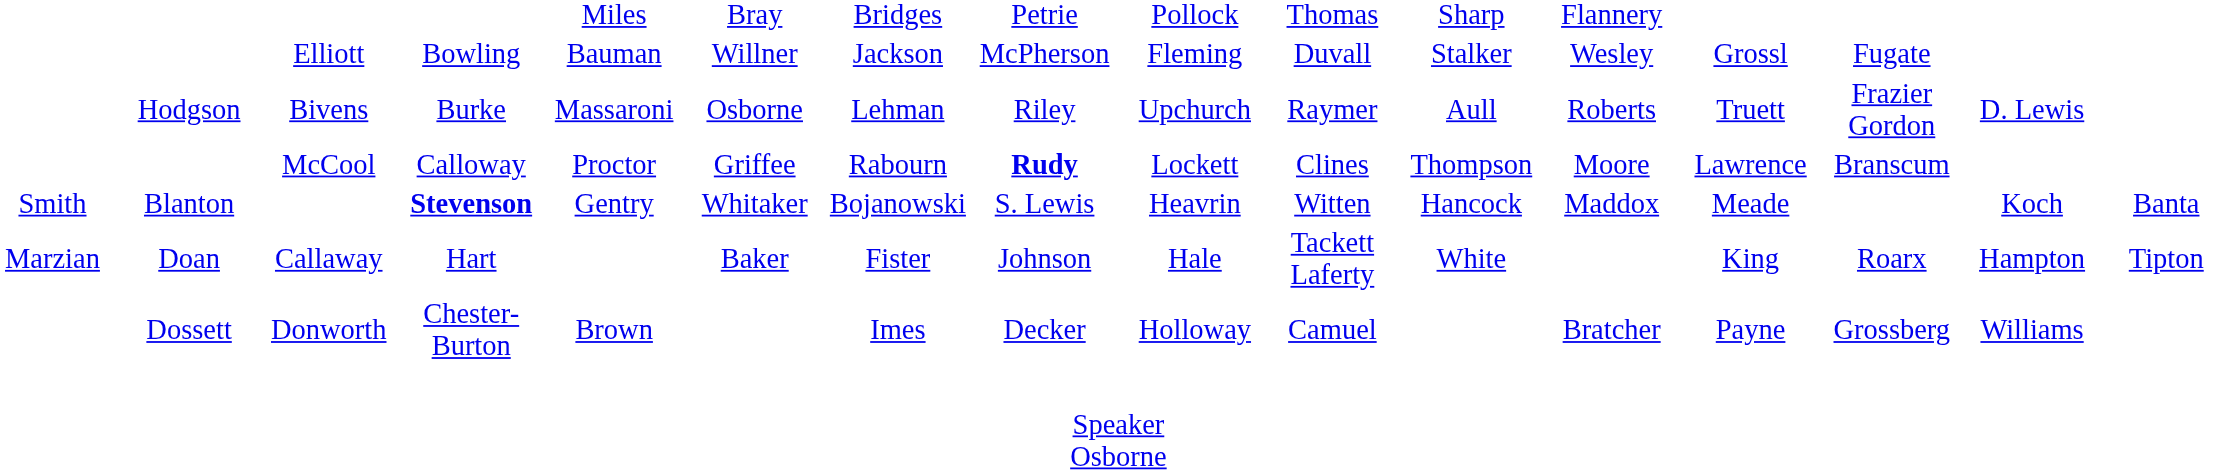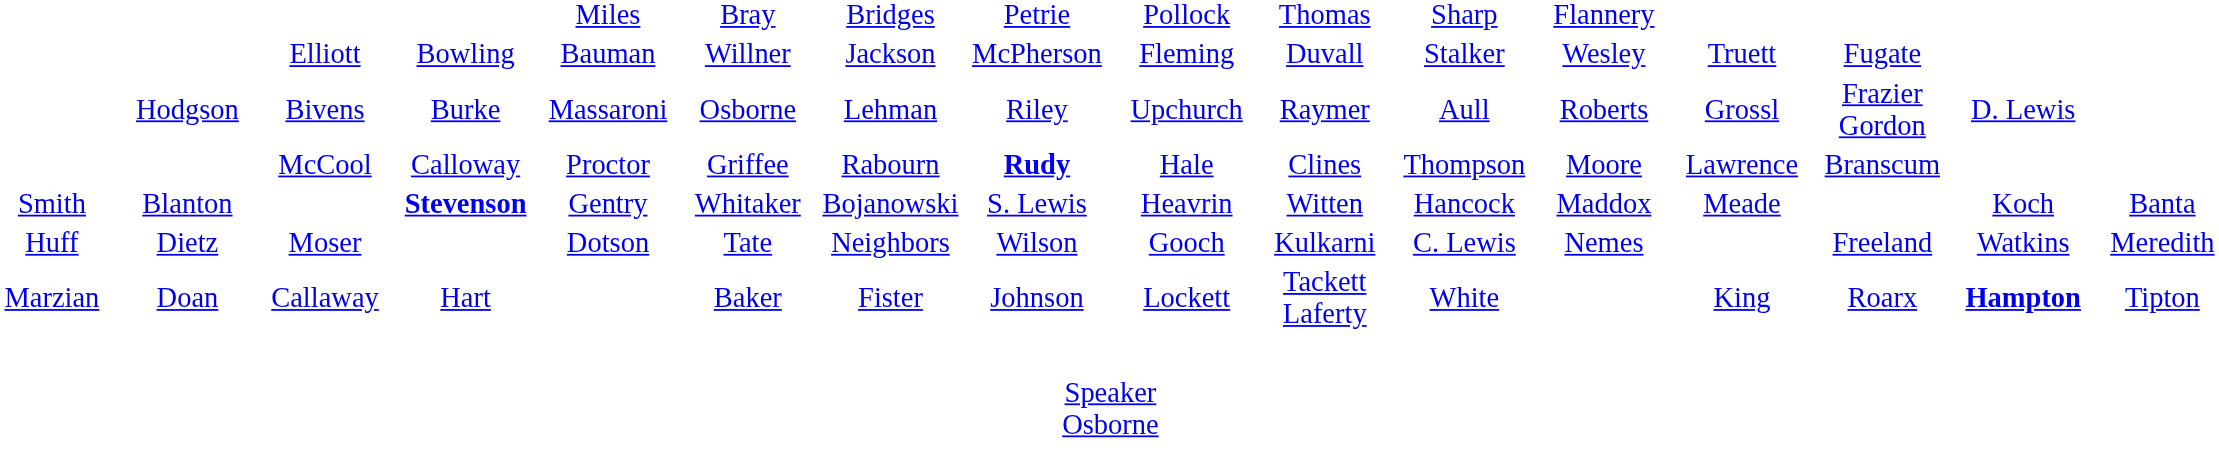(1751, 54) Grossl -> (1742, 54) Truett
(1751, 109) Truett -> (1742, 109) Grossl
(1195, 164) Lockett -> (1187, 164) Hale
+ row: (325, 242)
(1195, 258) Hale -> (1187, 297) Lockett
(2032, 258) normal -> (2023, 297) bold
- row: (329, 330)
